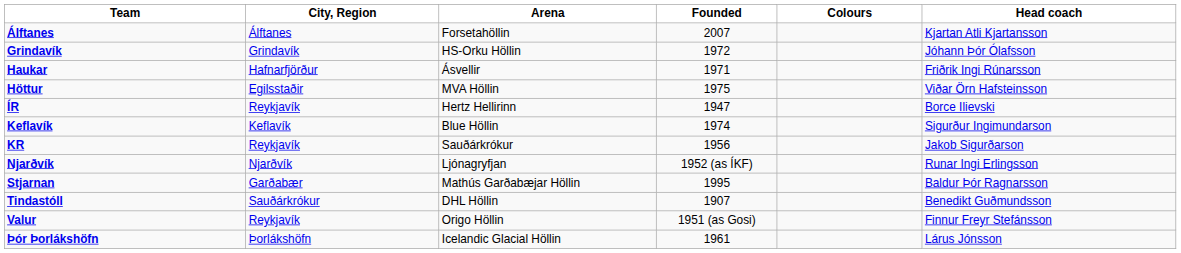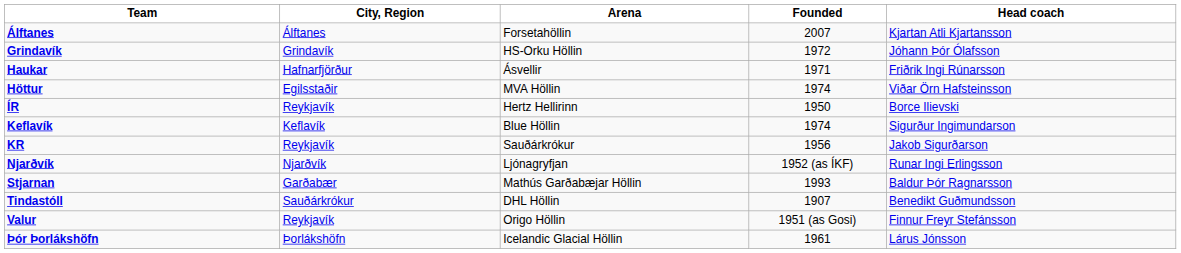- column: (850, 13)
(717, 88) 1975 -> (817, 88) 1974
(717, 107) 1947 -> (817, 107) 1950
(717, 182) 1995 -> (817, 182) 1993
